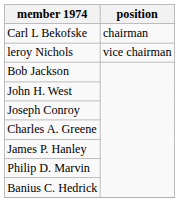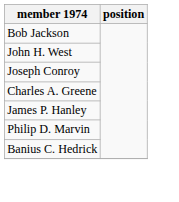- row: (47, 33)
- row: (40, 52)
